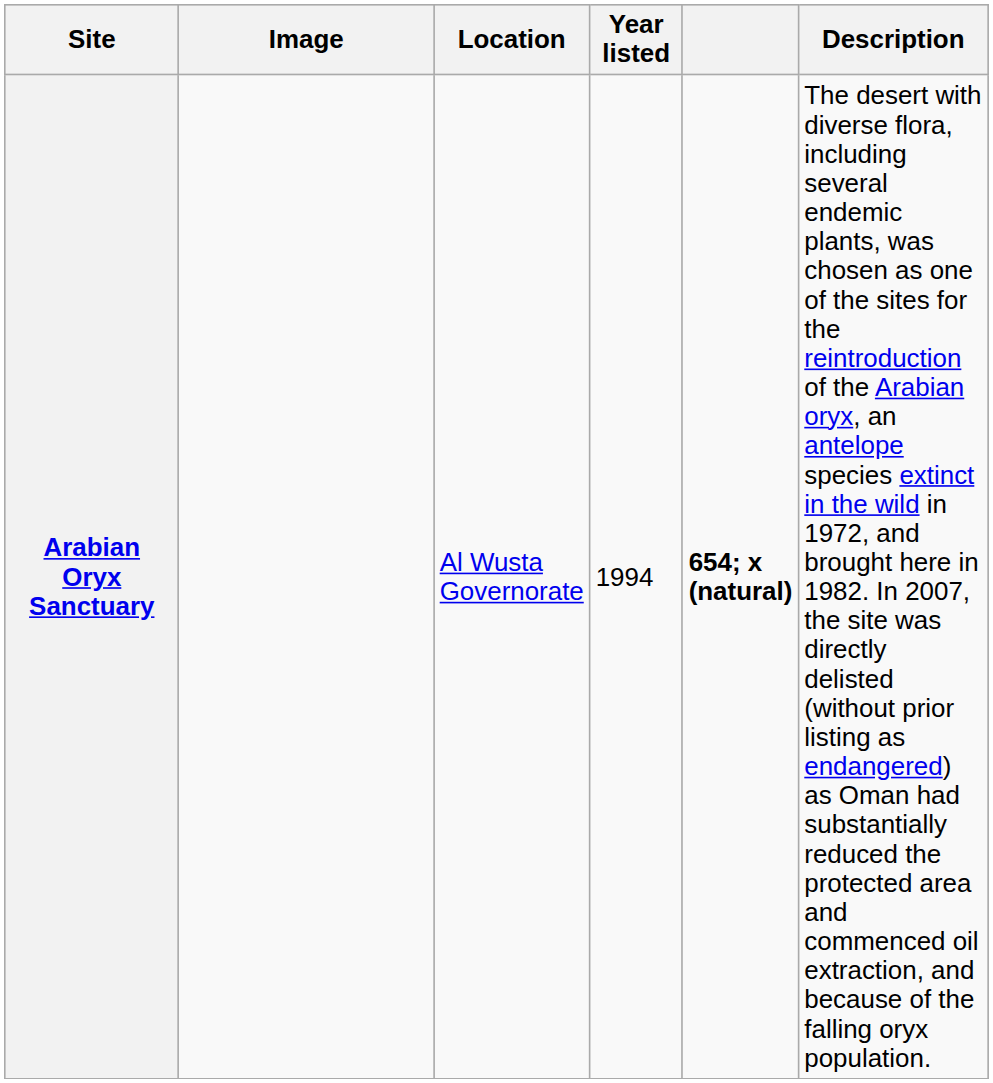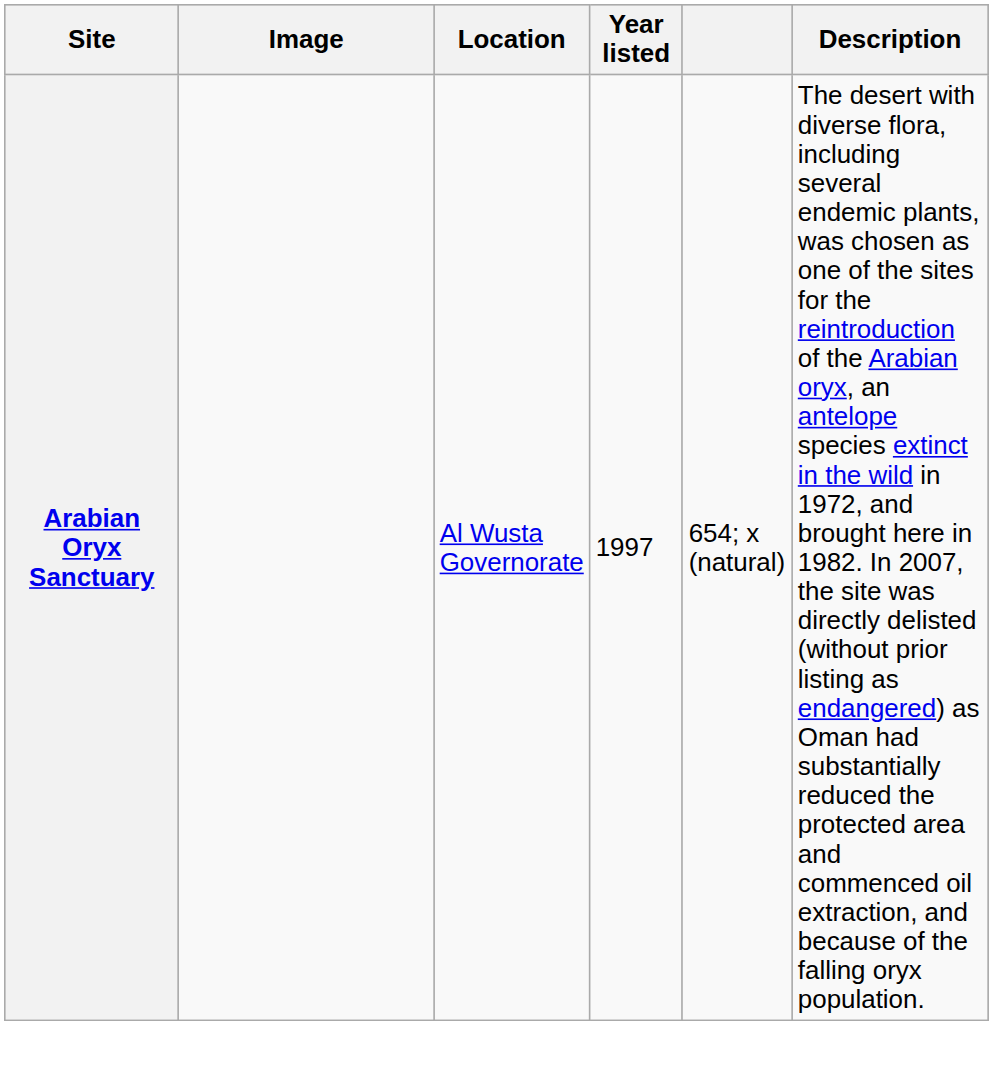(625, 576) 1994 -> (625, 547) 1997
(740, 576) bold -> (737, 547) normal
